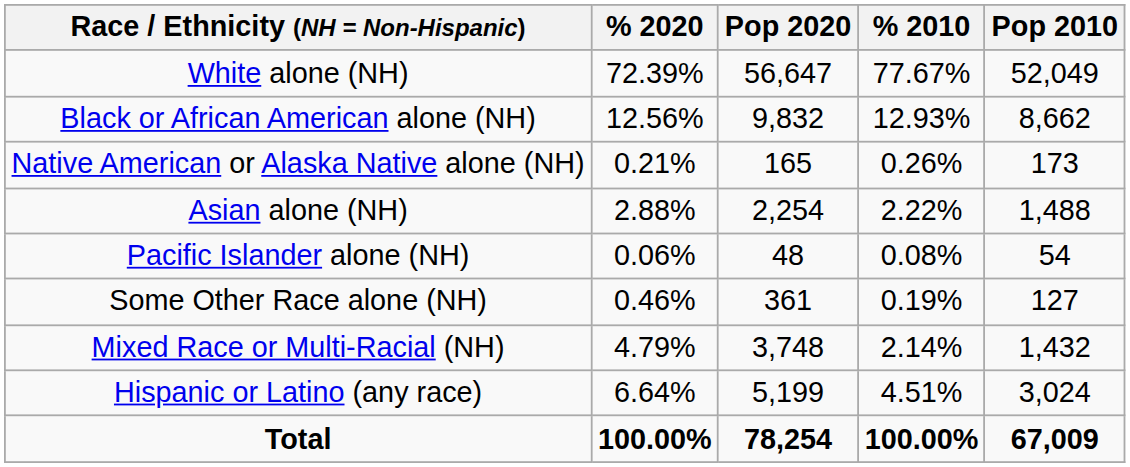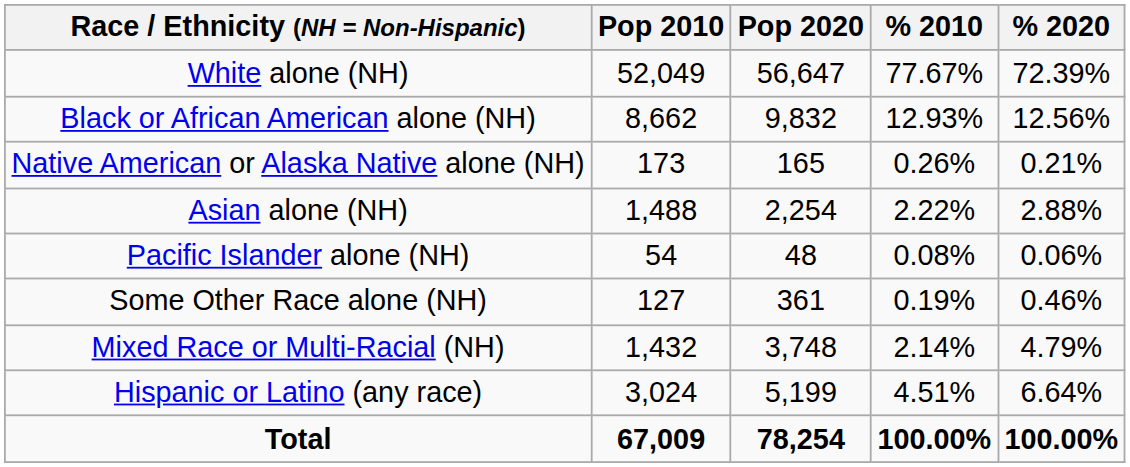columns swapped: (1055, 27) <-> (655, 27)
